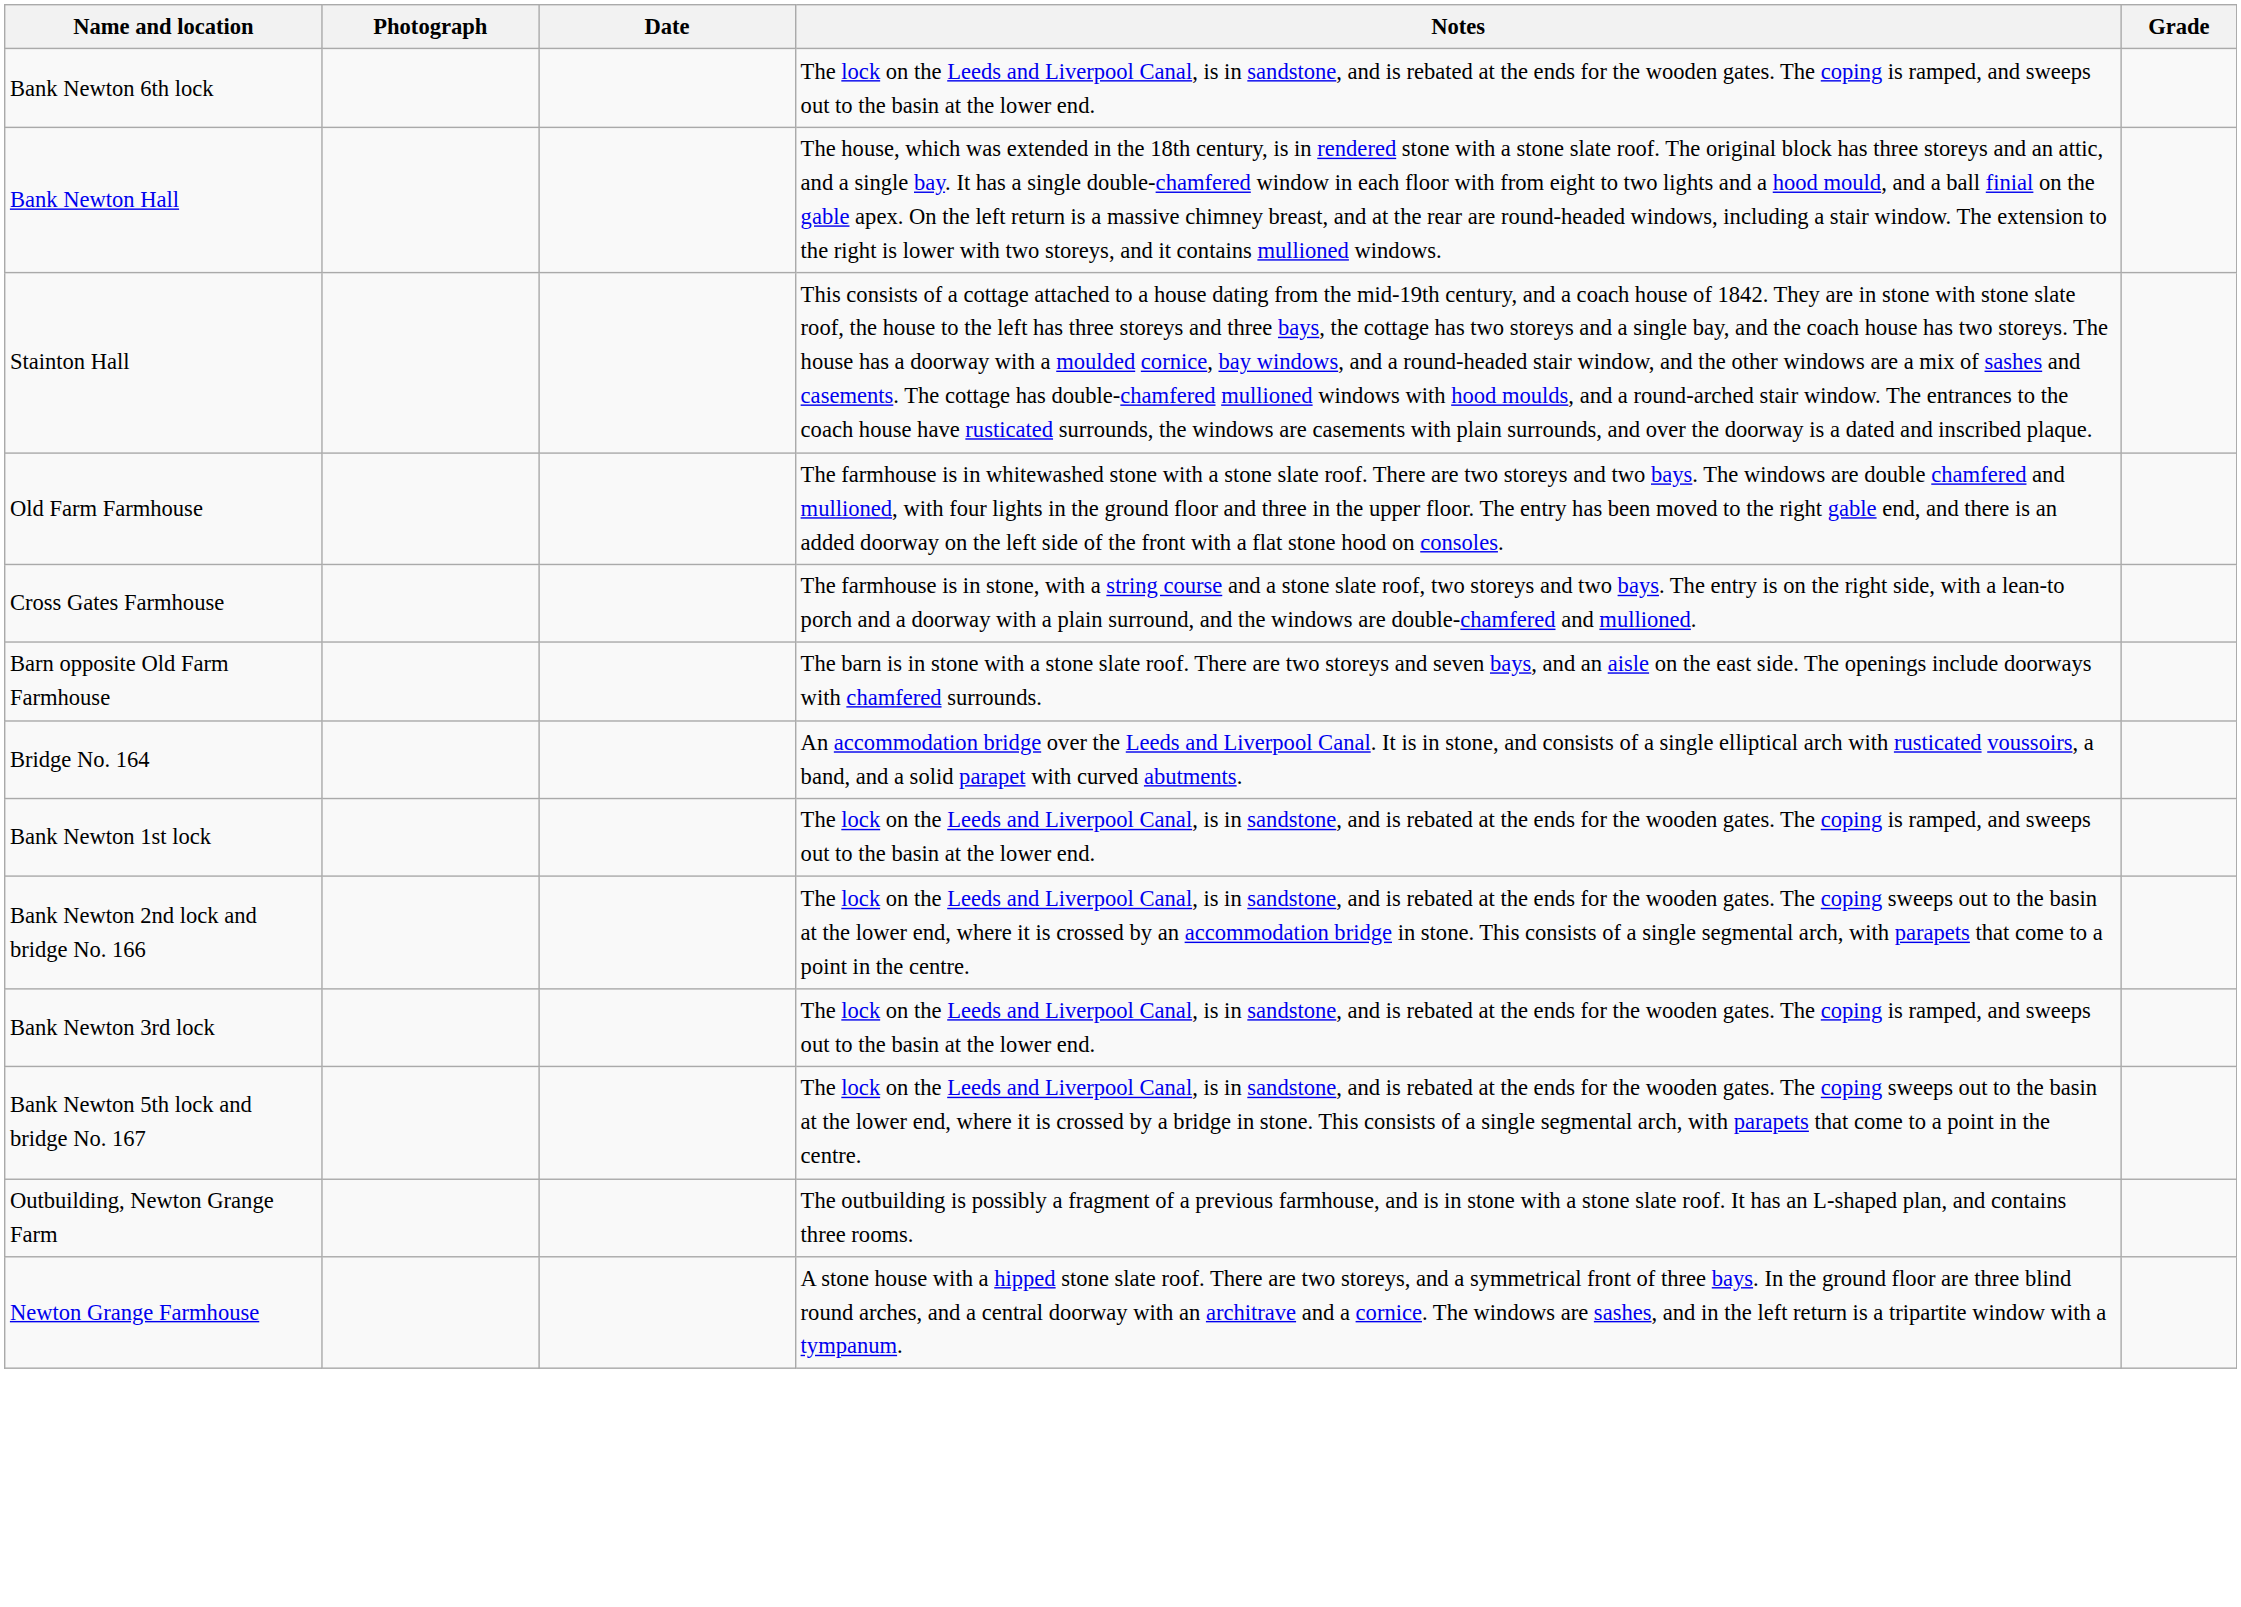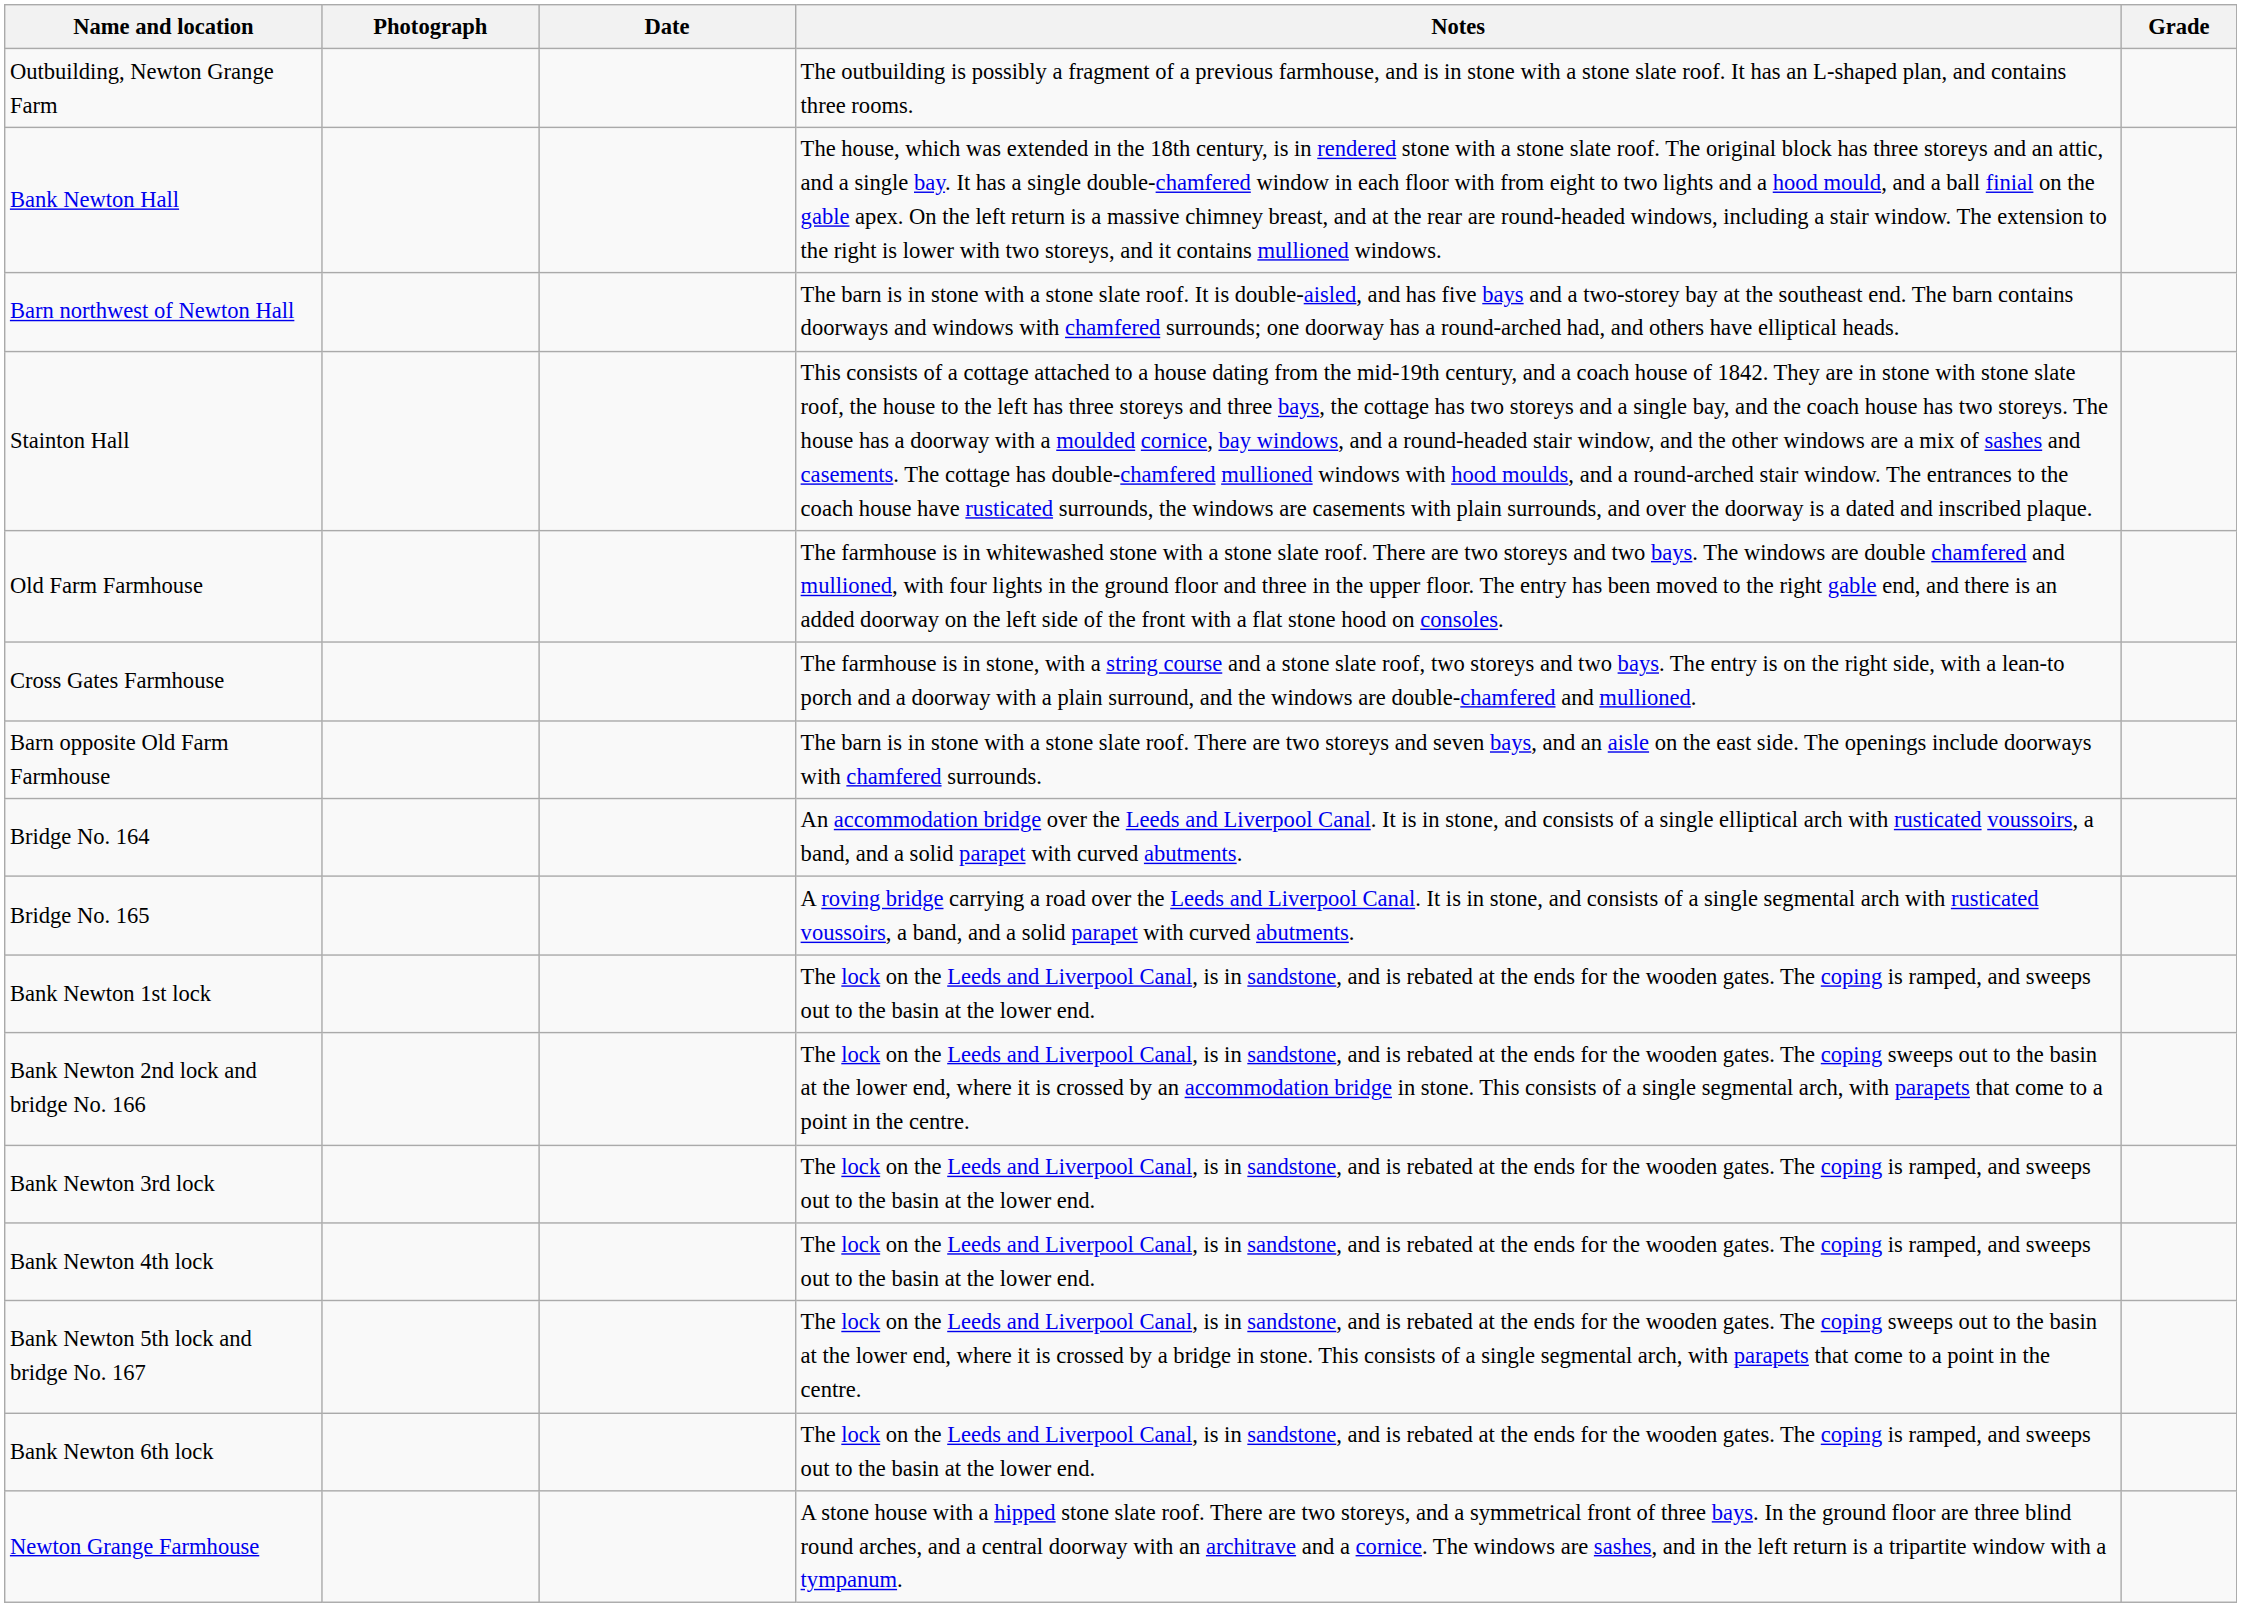rows swapped: (142, 1217) <-> (112, 87)
+ row: (152, 311)
+ row: (80, 915)
+ row: (112, 1261)
